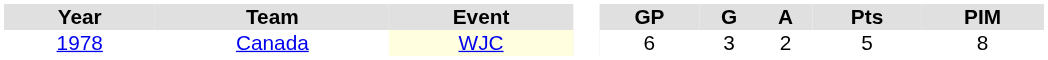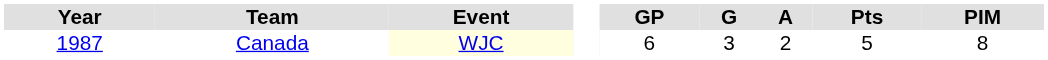(80, 42) 1978 -> (80, 42) 1987
